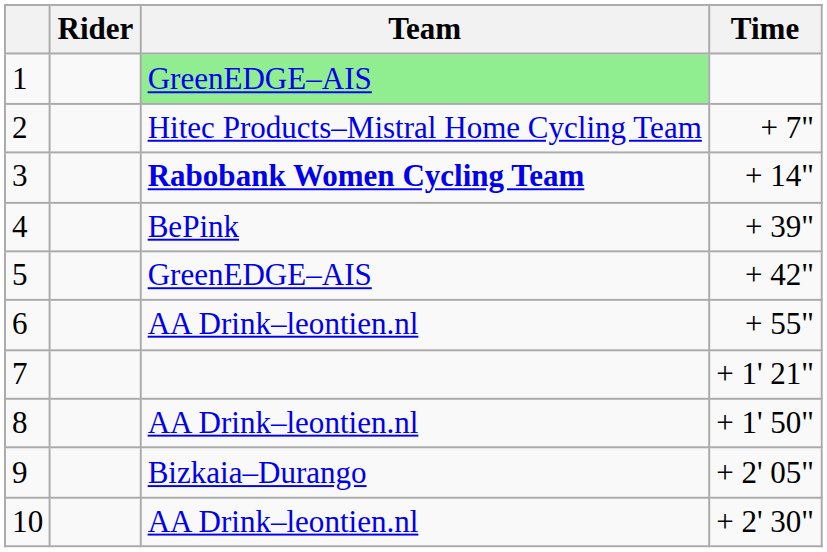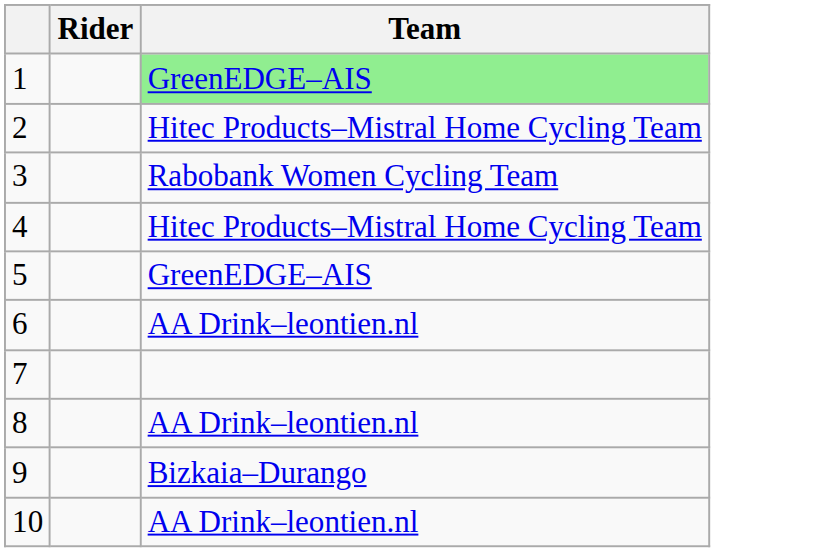- column: (765, 29)
(366, 176) bold -> (353, 176) normal
(193, 226) BePink -> (425, 226) Hitec Products–Mistral Home Cycling Team
